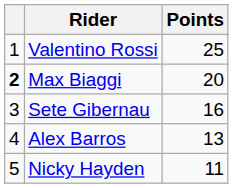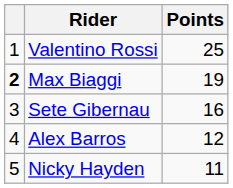(214, 79) 20 -> (214, 79) 19
(214, 139) 13 -> (214, 139) 12
